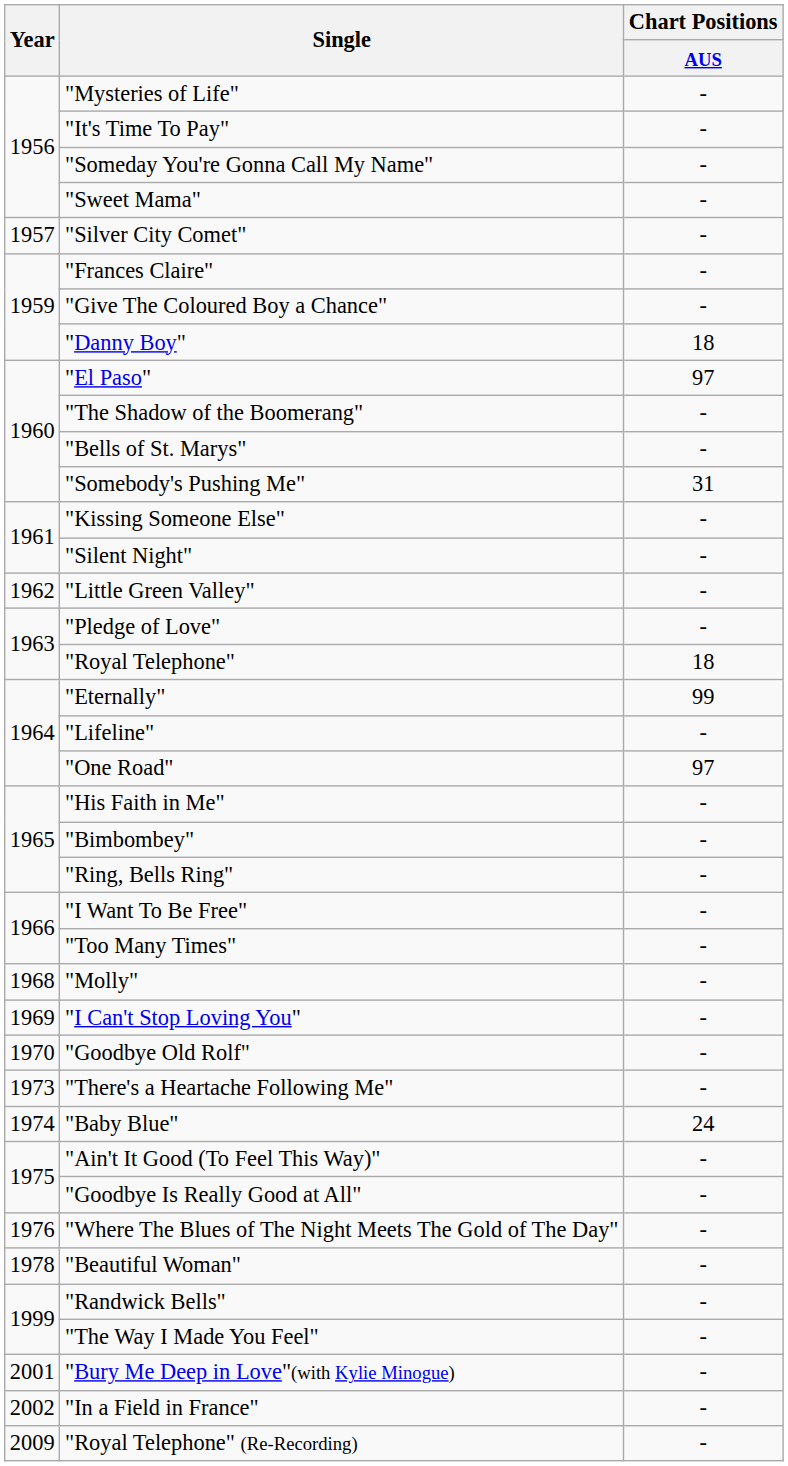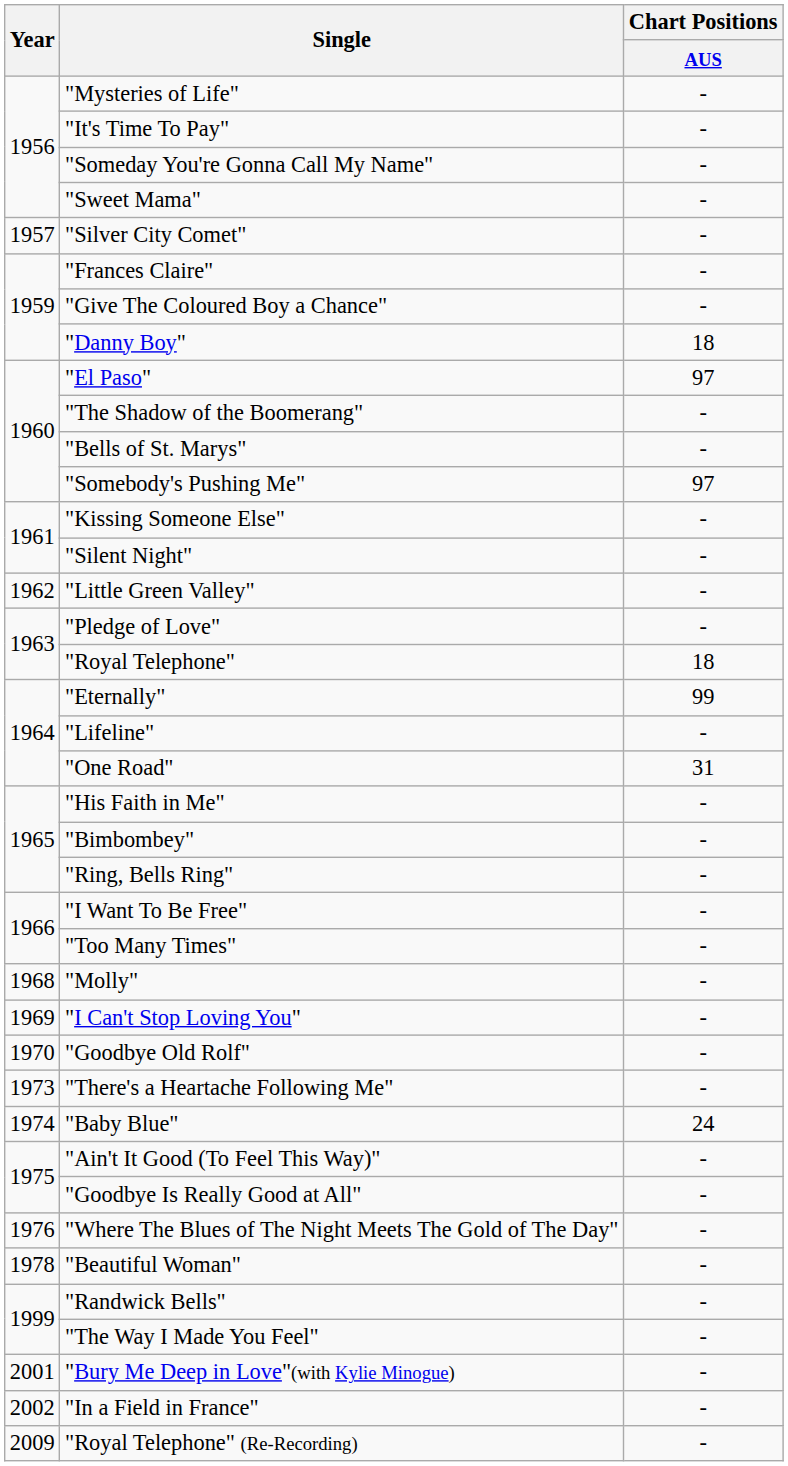(703, 484) 31 -> (703, 484) 97
(703, 768) 97 -> (703, 768) 31
